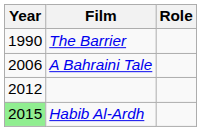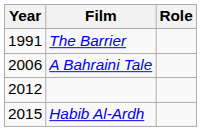(25, 41) 1990 -> (25, 41) 1991
(25, 114) lightgreen background -> (25, 114) no background
